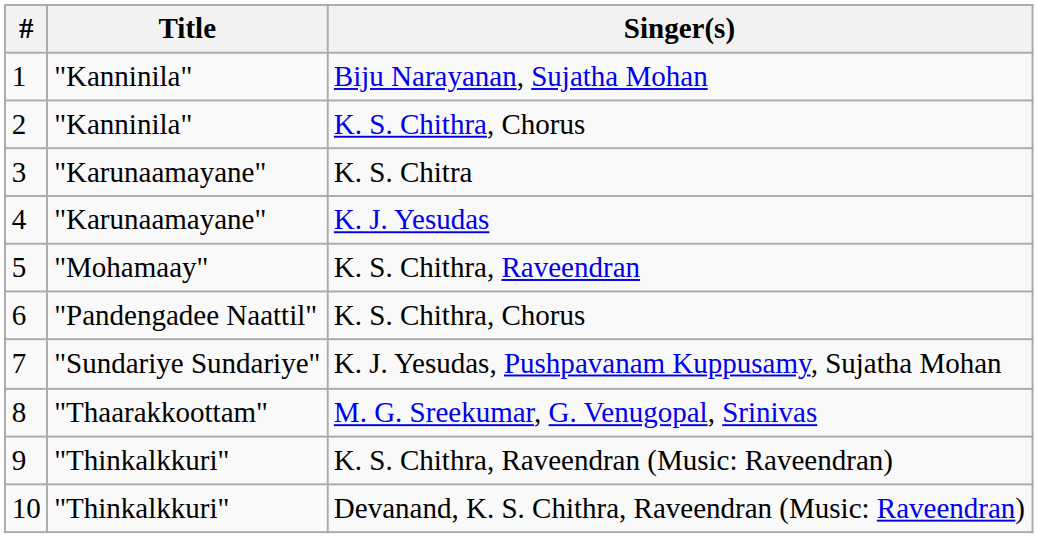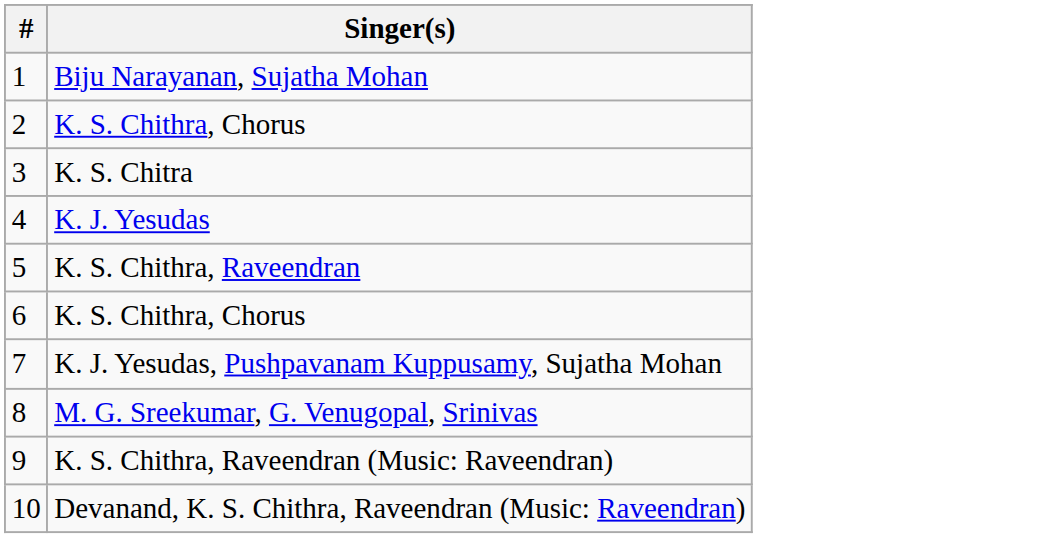- column: (187, 28)
